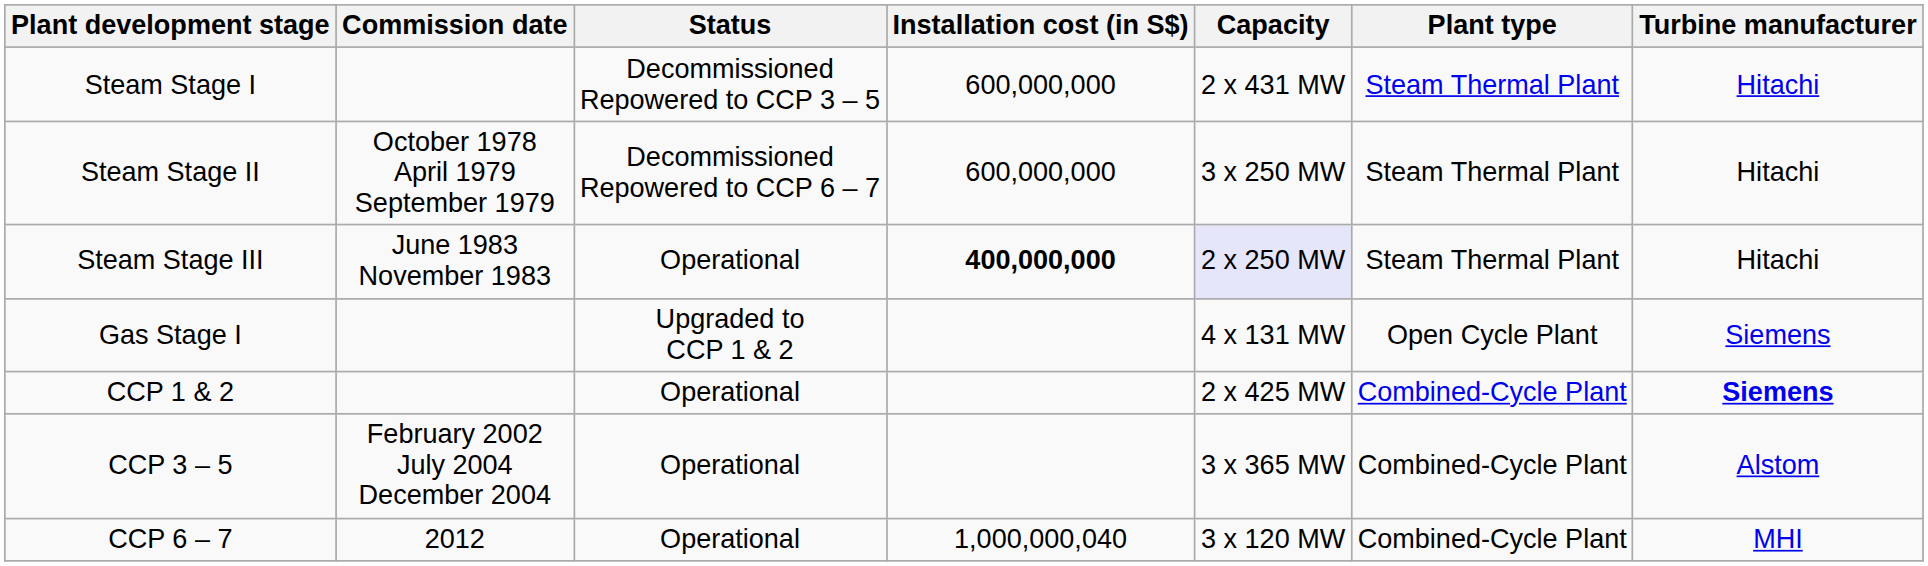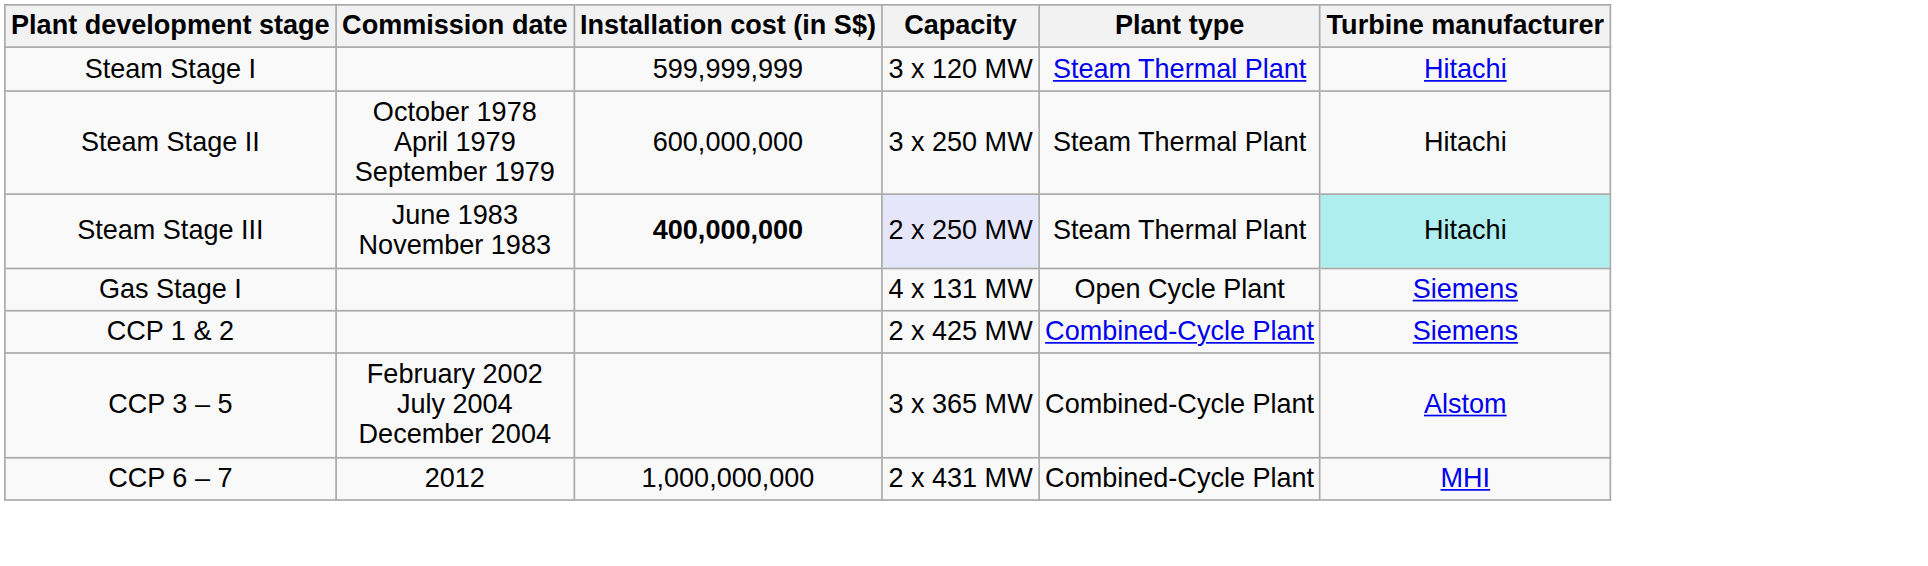- column: (730, 25)
(1041, 84) 600,000,000 -> (728, 68) 599,999,999
(1273, 84) 2 x 431 MW -> (961, 68) 3 x 120 MW
(1778, 261) no background -> (1465, 230) paleturquoise background
(1778, 392) bold -> (1465, 331) normal
(1041, 539) 1,000,000,040 -> (728, 478) 1,000,000,000
(1273, 539) 3 x 120 MW -> (961, 478) 2 x 431 MW
